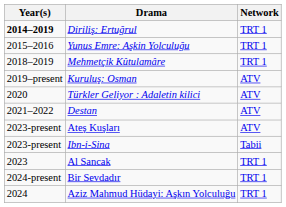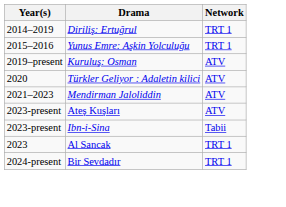(30, 29) bold -> (30, 29) normal
- row: (116, 62)
+ row: (114, 95)
- row: (82, 111)
- row: (151, 194)
